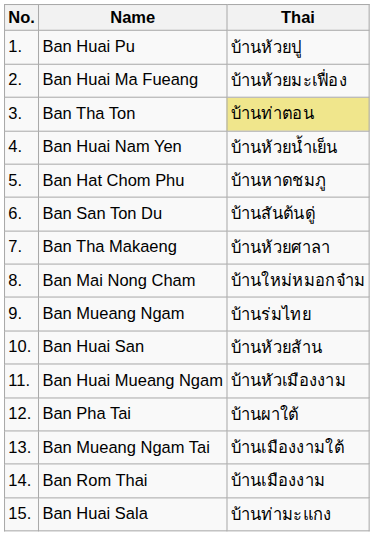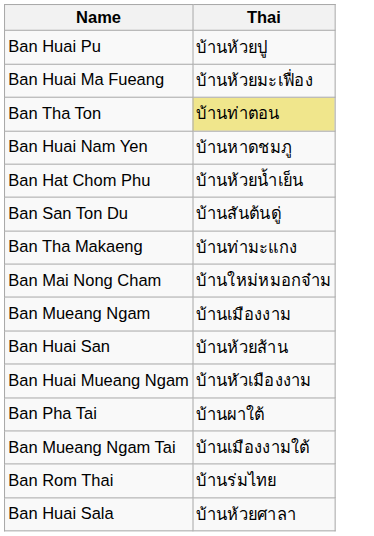- column: (22, 17)
(284, 147) บ้านห้วยน้ำเย็น -> (244, 147) บ้านหาดชมภู
(278, 181) บ้านหาดชมภู -> (250, 181) บ้านห้วยน้ำเย็น
(280, 247) บ้านห้วยศาลา -> (247, 247) บ้านท่ามะแกง
(271, 314) บ้านร่มไทย -> (244, 314) บ้านเมืองงาม
(278, 481) บ้านเมืองงาม -> (237, 481) บ้านร่มไทย
(281, 514) บ้านท่ามะแกง -> (246, 514) บ้านห้วยศาลา
